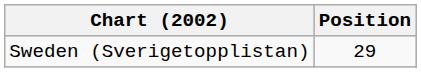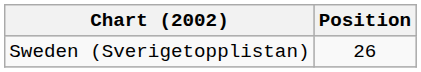(365, 52) 29 -> (365, 52) 26
